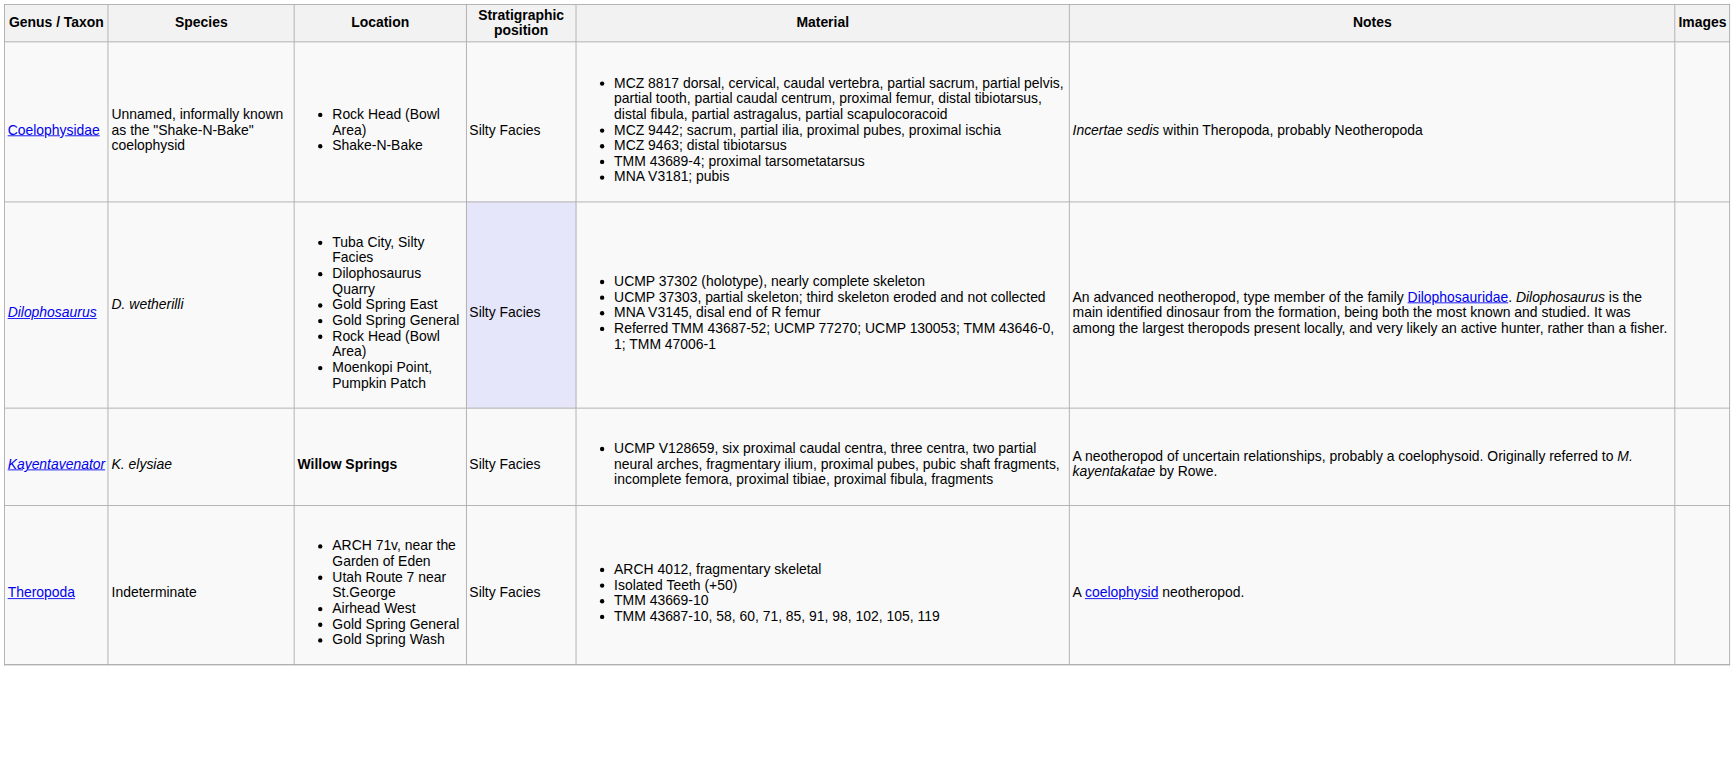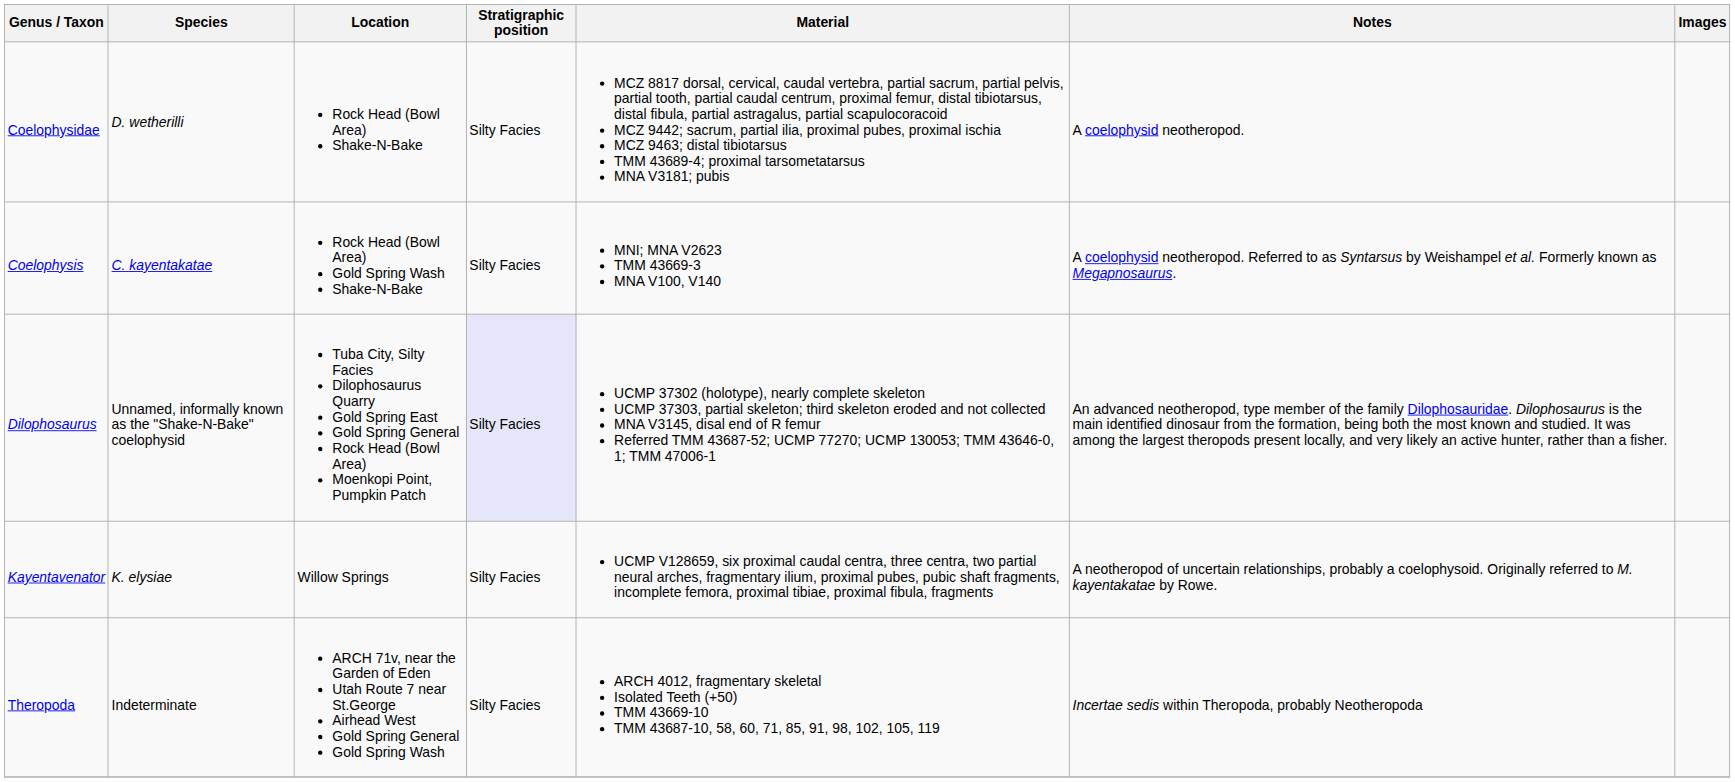(197, 129) Unnamed, informally known as the "Shake-N-Bake" coelophysid -> (148, 122) D. wetherilli
(1248, 129) Incertae sedis within Theropoda, probably Neotheropoda -> (1158, 129) A coelophysid neotheropod.
+ row: (46, 265)
(148, 305) D. wetherilli -> (197, 425) Unnamed, informally known as the "Shake-N-Bake" coelophysid
(347, 464) bold -> (343, 577) normal
(1158, 592) A coelophysid neotheropod. -> (1248, 705) Incertae sedis within Theropoda, probably Neotheropoda
